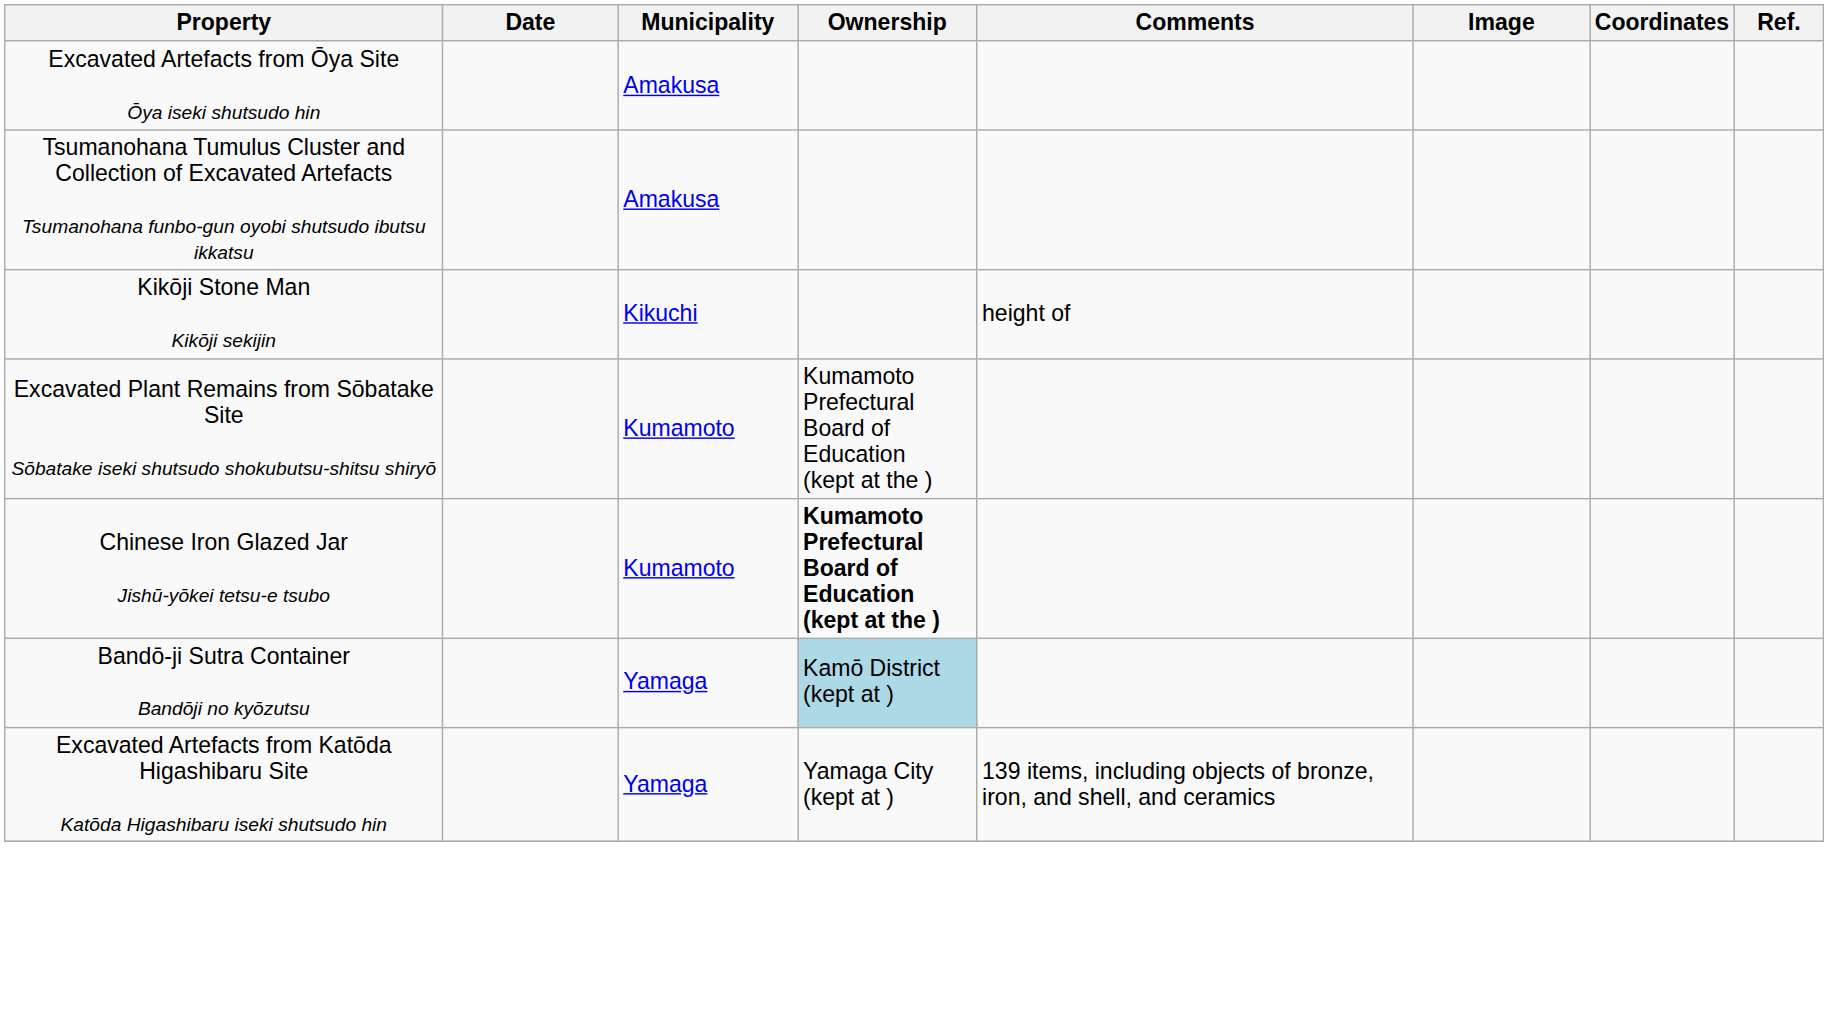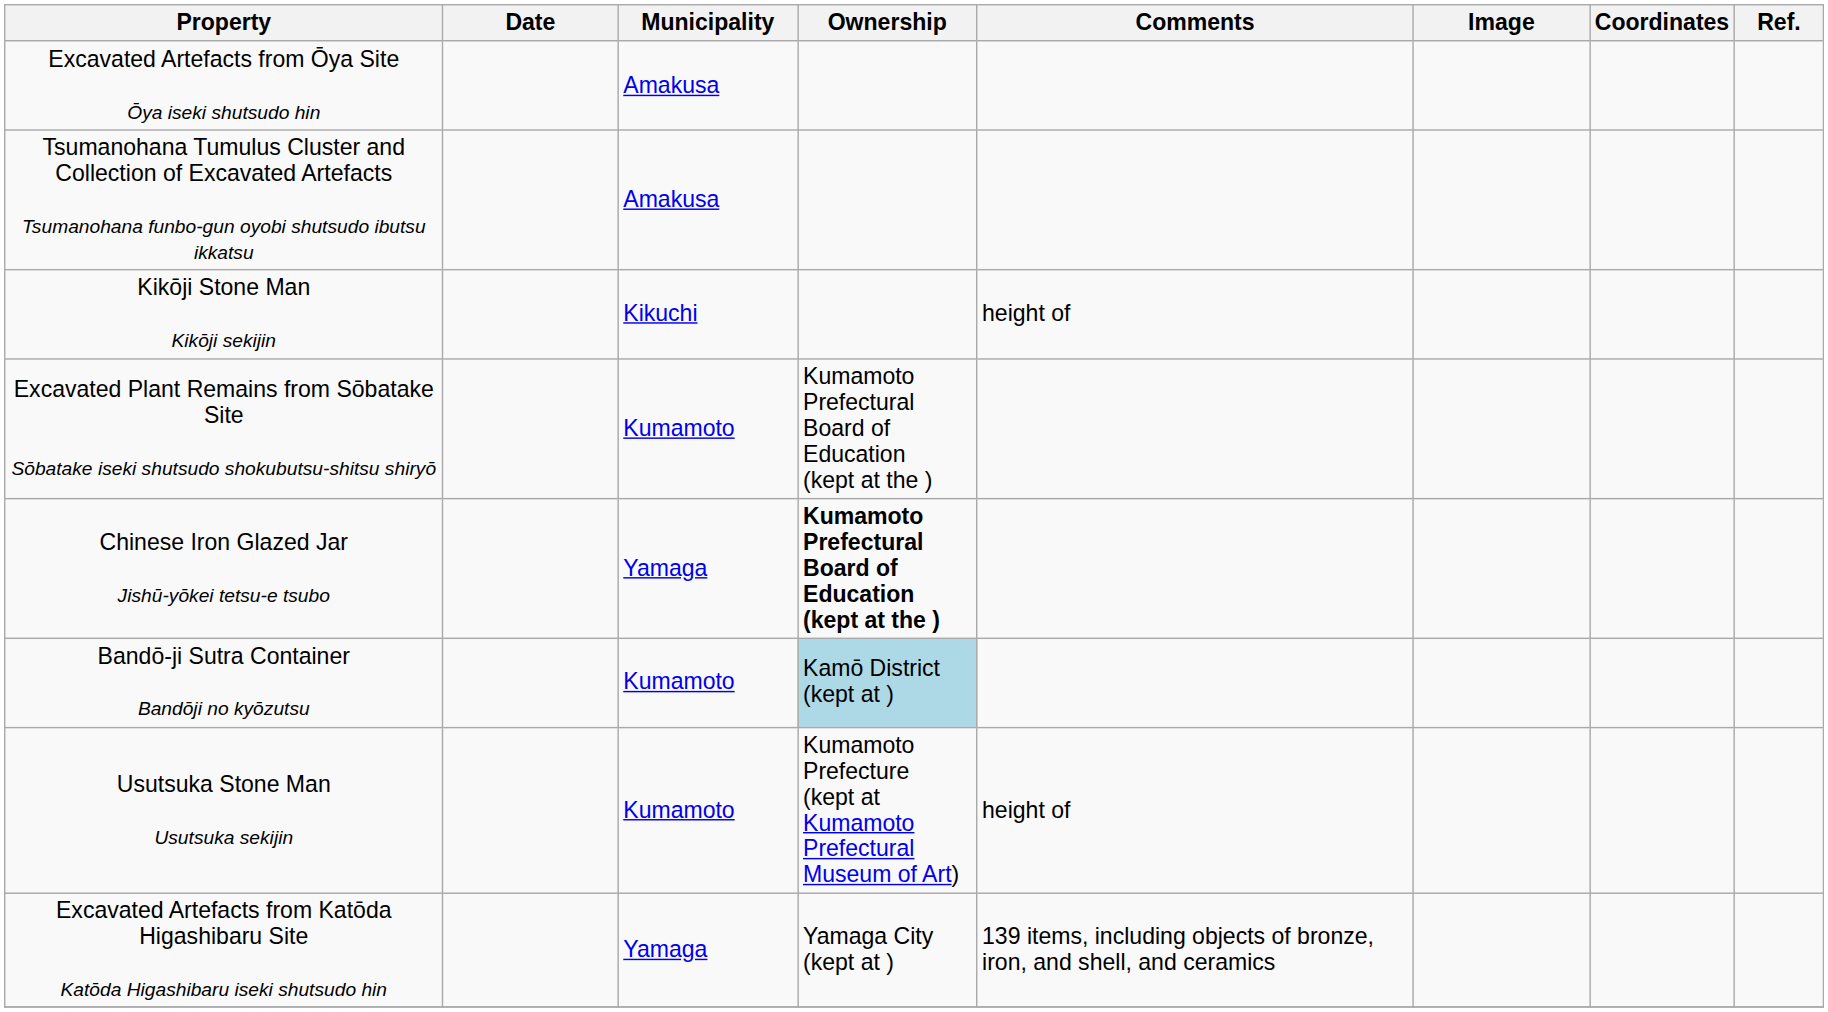(679, 568) Kumamoto -> (665, 568) Yamaga
(665, 682) Yamaga -> (679, 682) Kumamoto
+ row: (224, 809)
